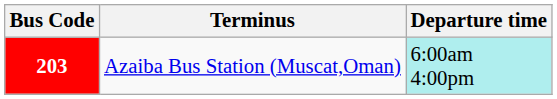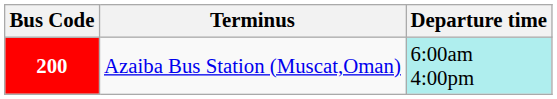(52, 65) 203 -> (52, 65) 200
